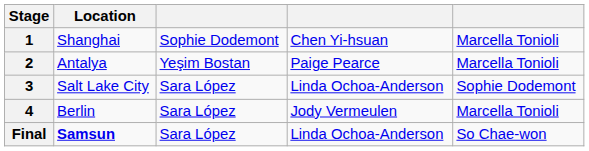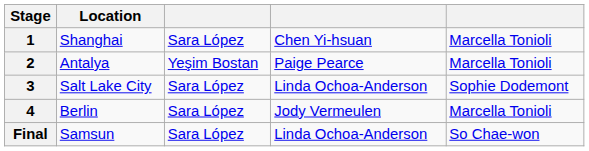(219, 39) Sophie Dodemont -> (206, 39) Sara López
(86, 134) bold -> (87, 134) normal
